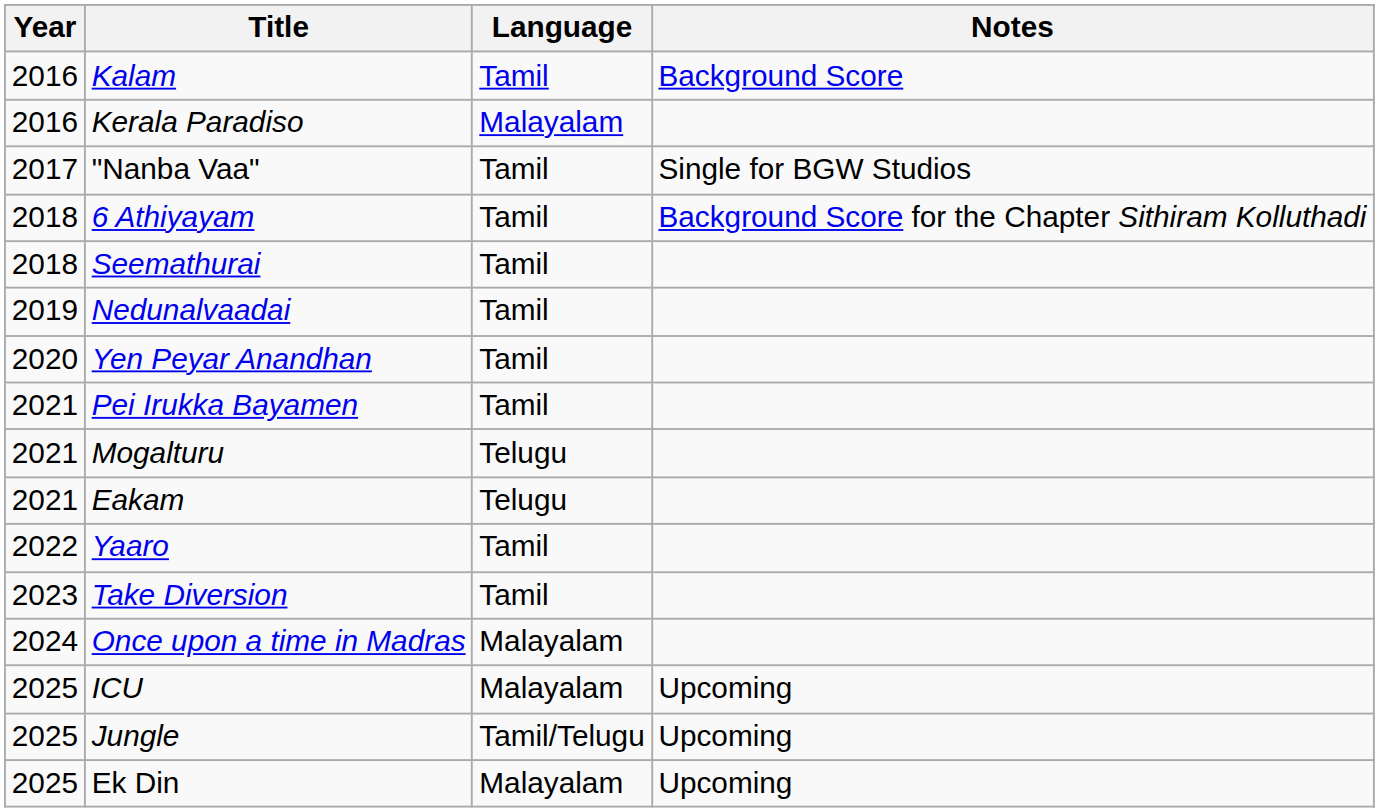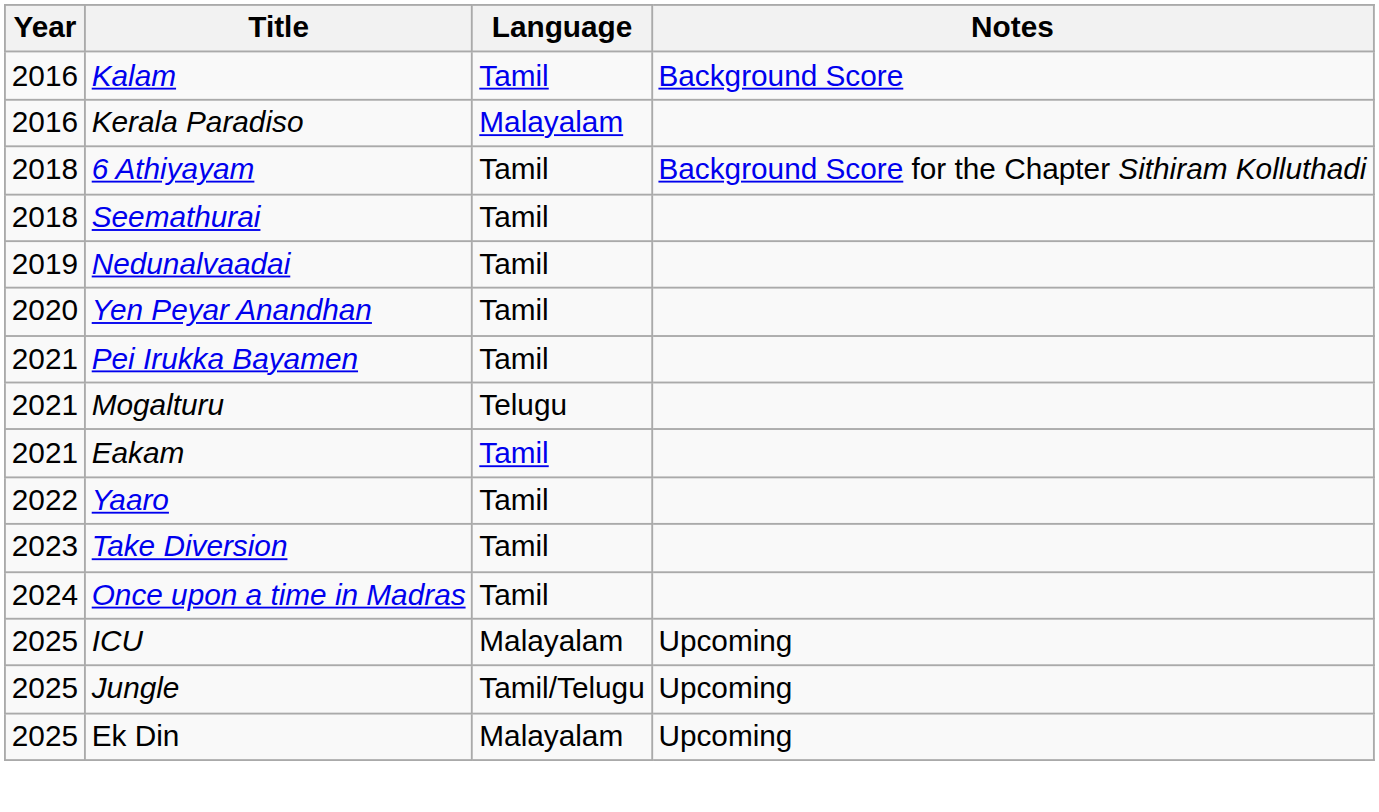- row: (176, 169)
(523, 500) Telugu -> (514, 452) Tamil
(551, 641) Malayalam -> (514, 594) Tamil
